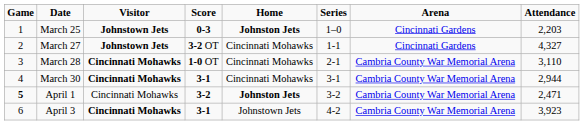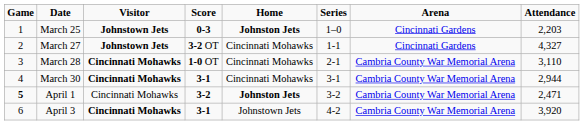(550, 111) 3,923 -> (550, 111) 3,920
